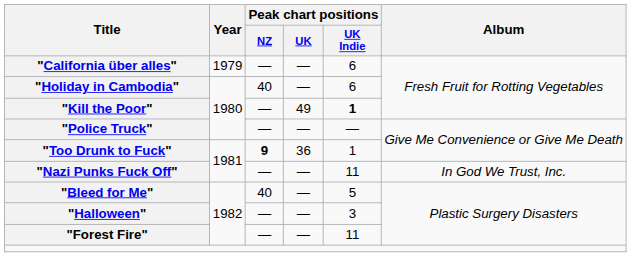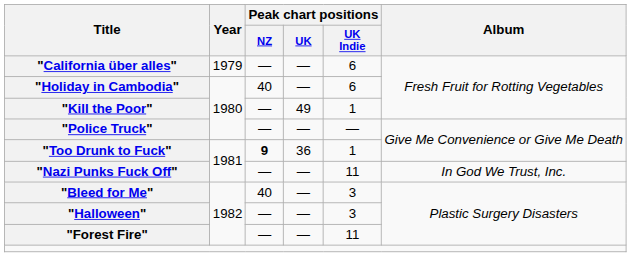(352, 108) bold -> (352, 108) normal
(352, 192) 5 -> (352, 192) 3
